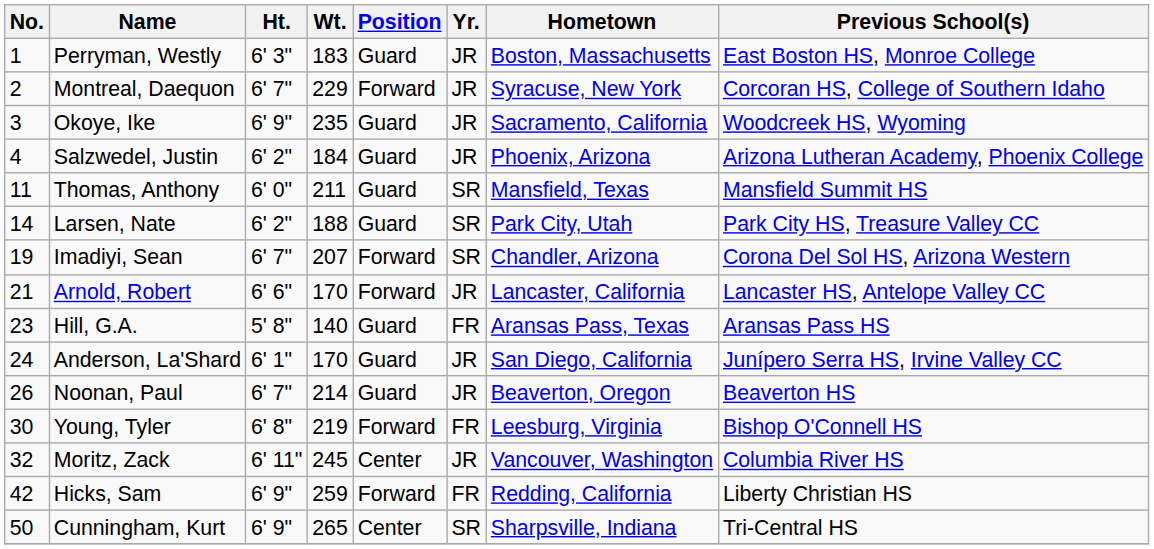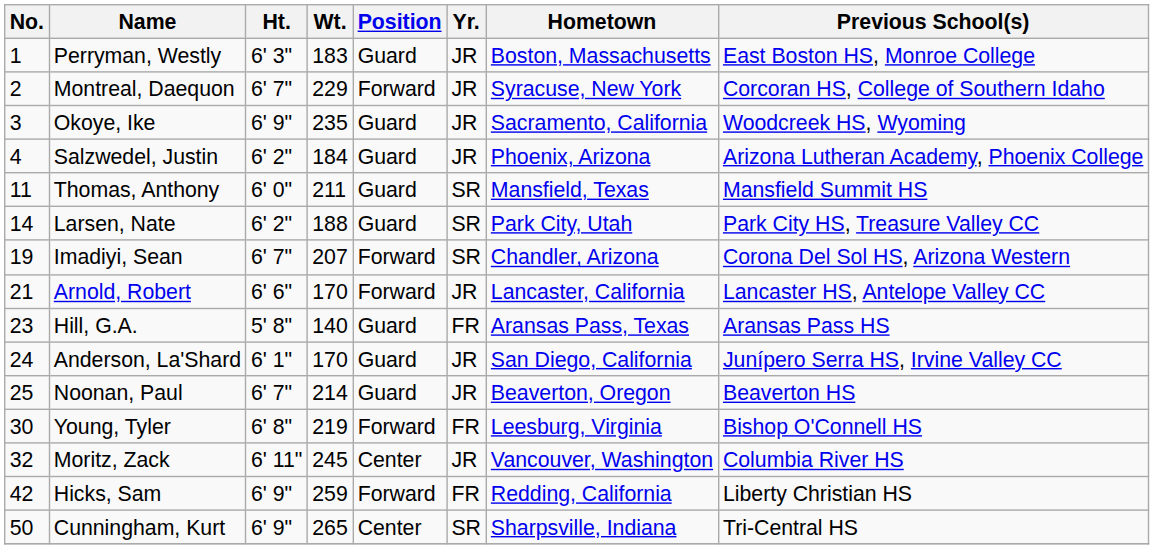(21, 392) 26 -> (21, 392) 25
